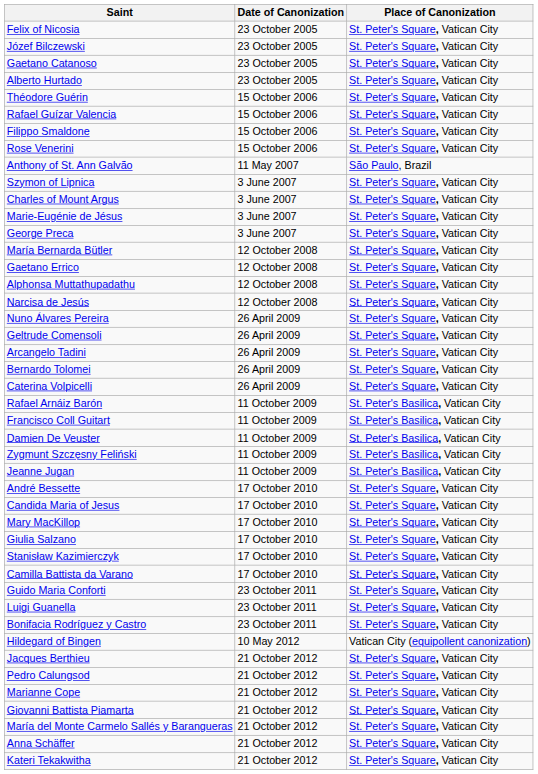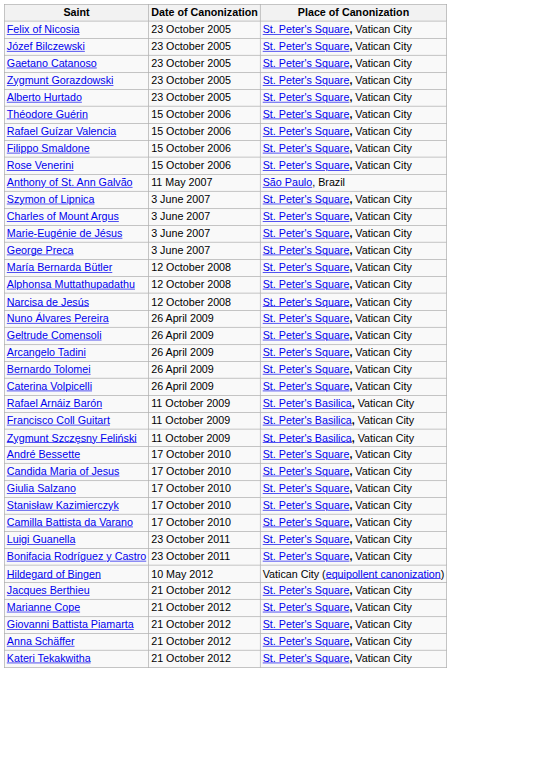+ row: (60, 81)
- row: (43, 268)
- row: (53, 438)
- row: (40, 472)
- row: (43, 523)
- row: (56, 591)
- row: (48, 676)
- row: (120, 727)
